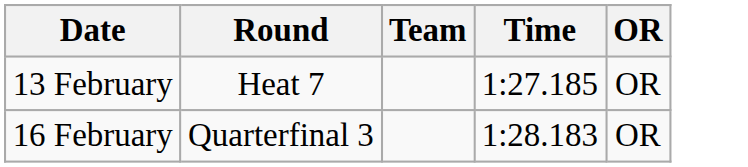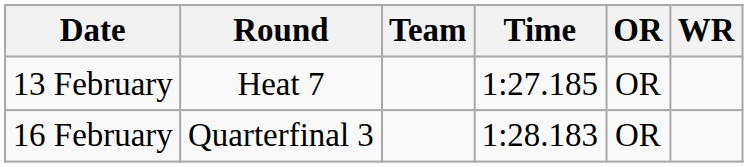+ column: (706, 30)
